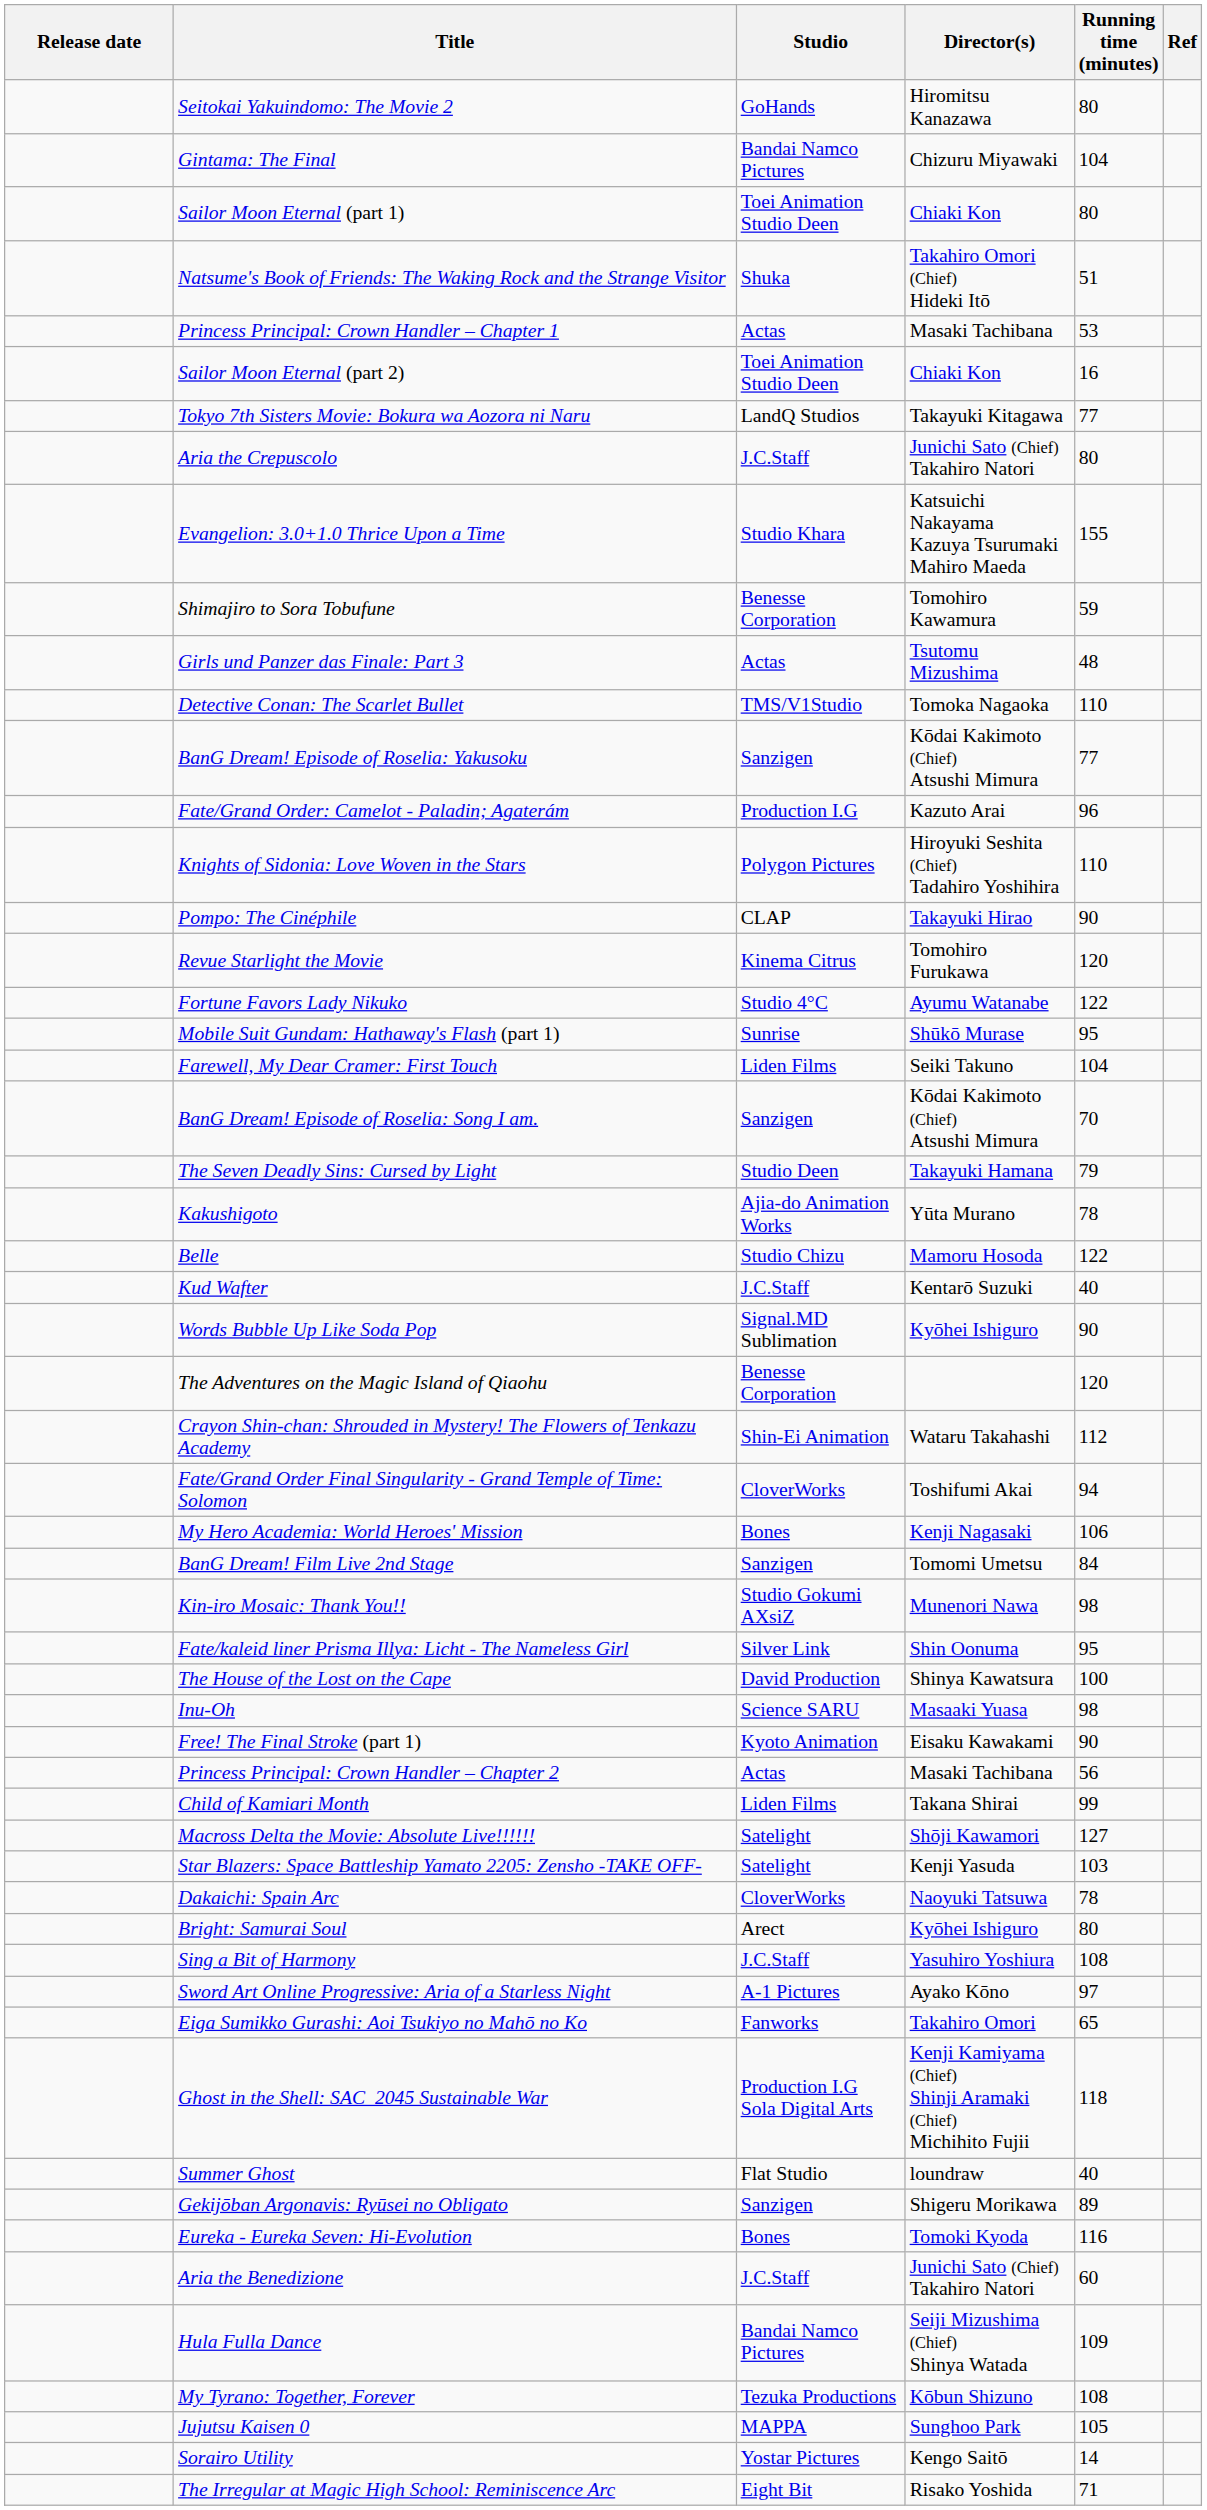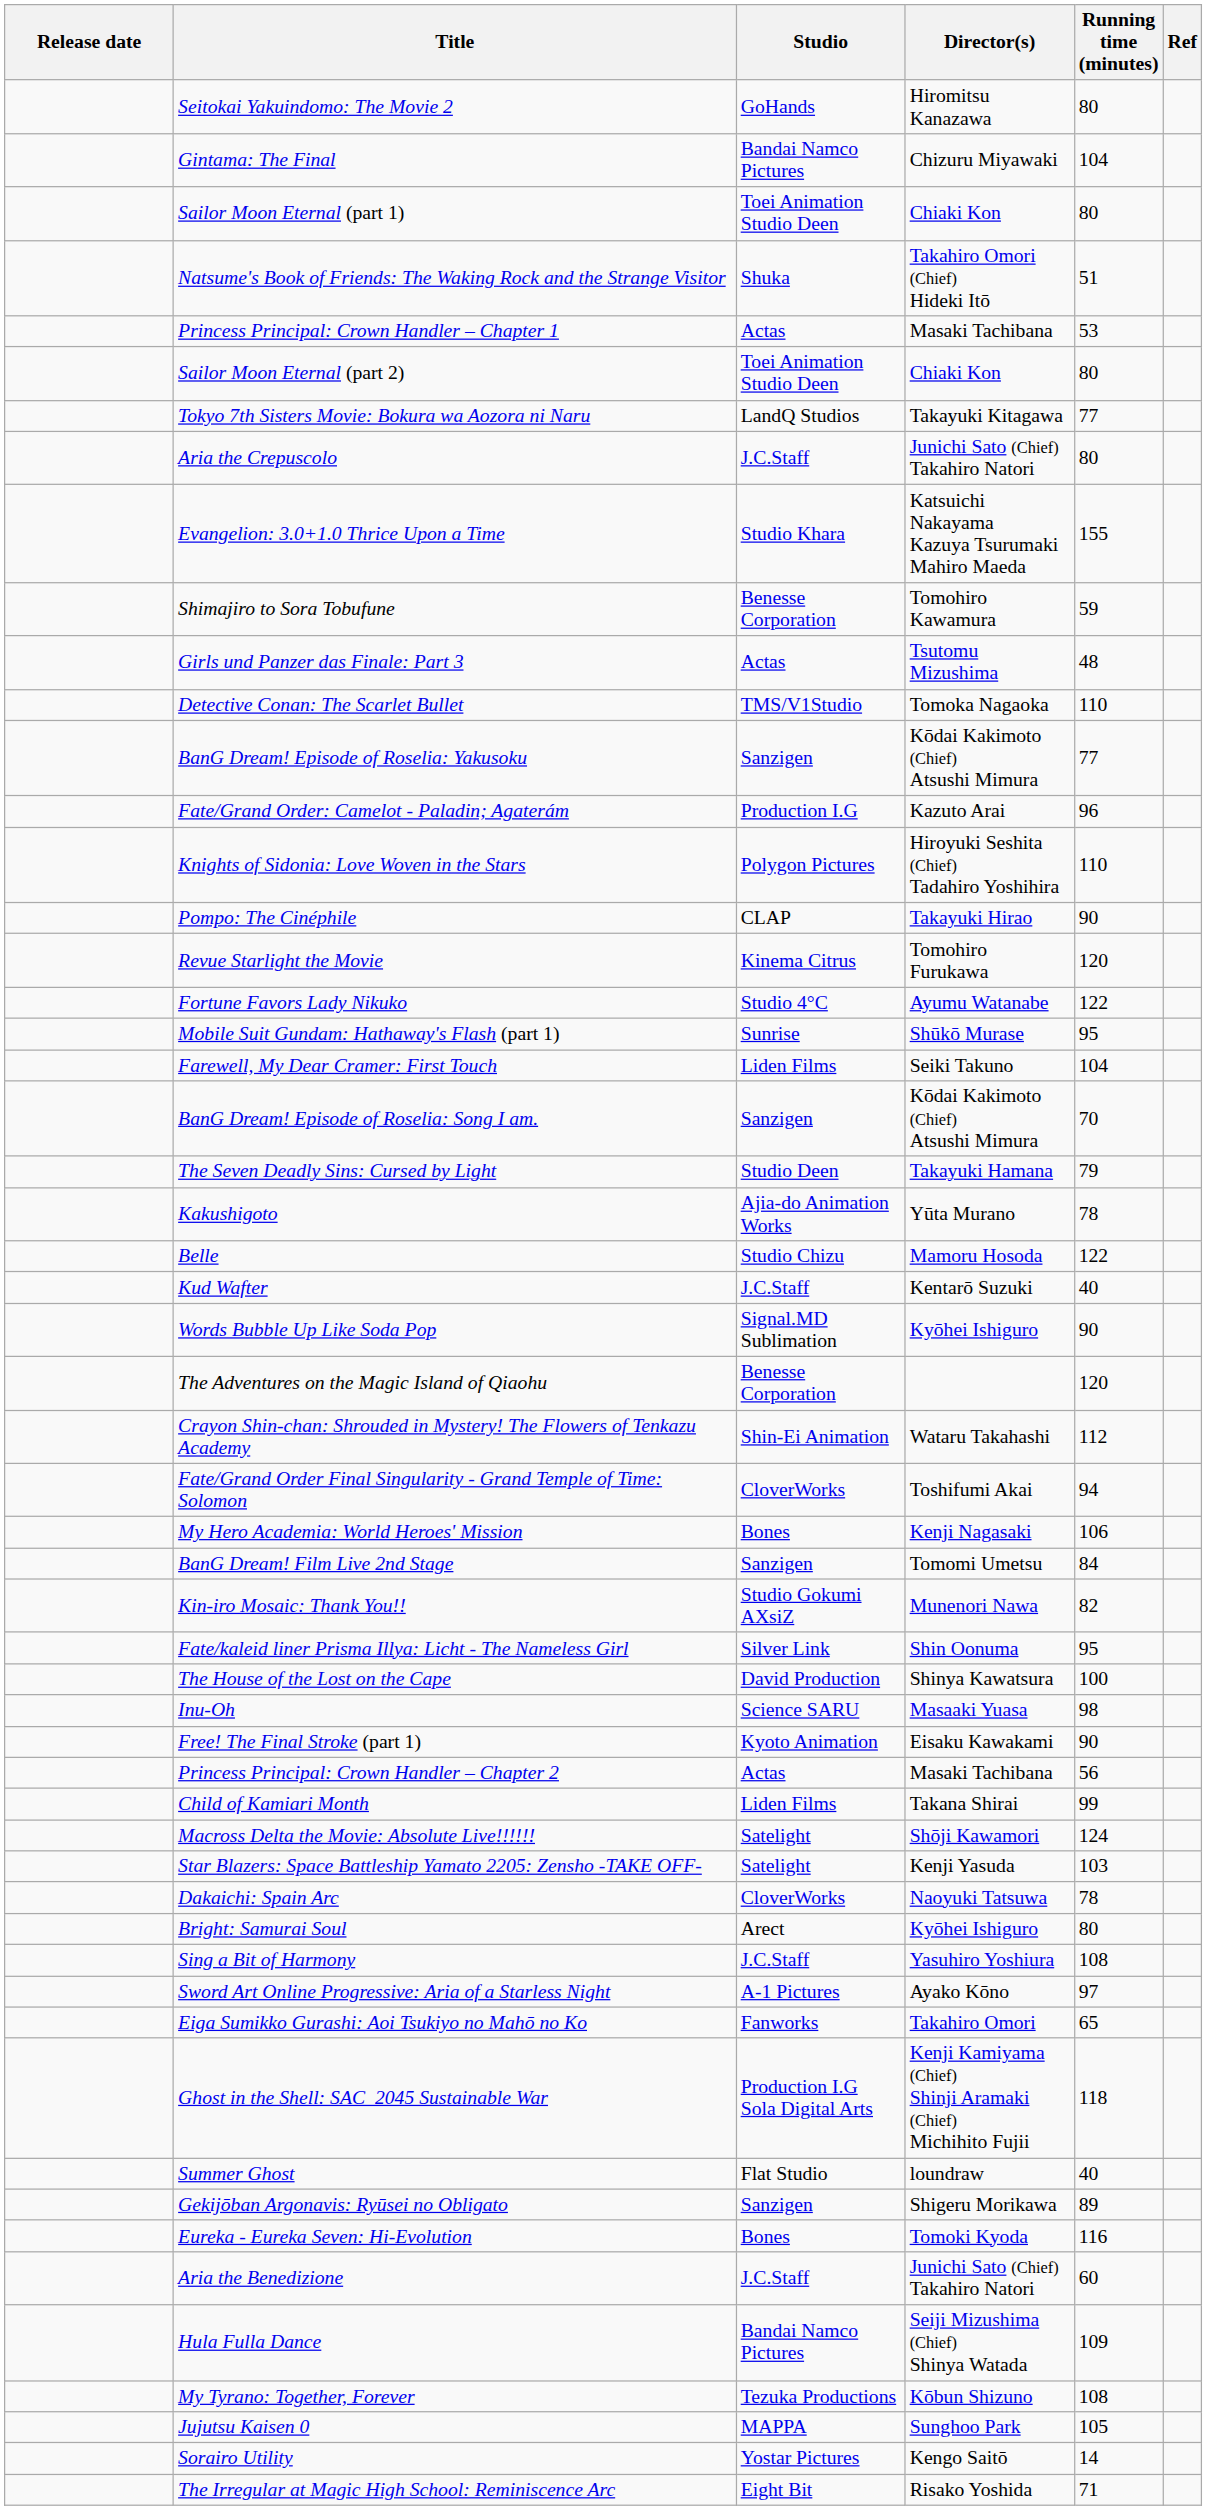(1088, 373) 16 -> (1088, 373) 80
(1088, 1605) 98 -> (1088, 1605) 82
(1093, 1835) 127 -> (1093, 1835) 124
